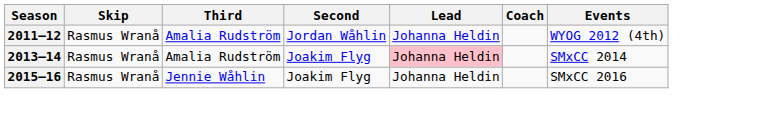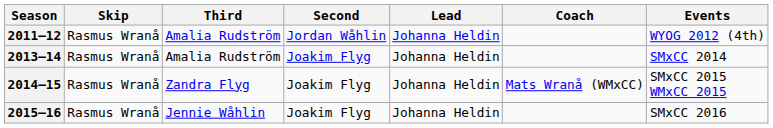(446, 56) pink background -> (446, 56) no background
+ row: (34, 85)
